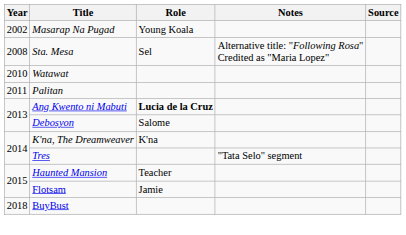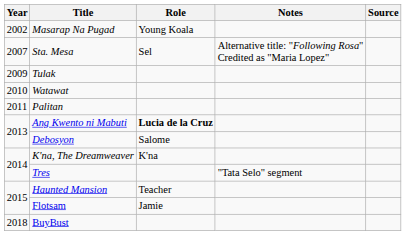(17, 51) 2008 -> (17, 51) 2007
+ row: (44, 73)
